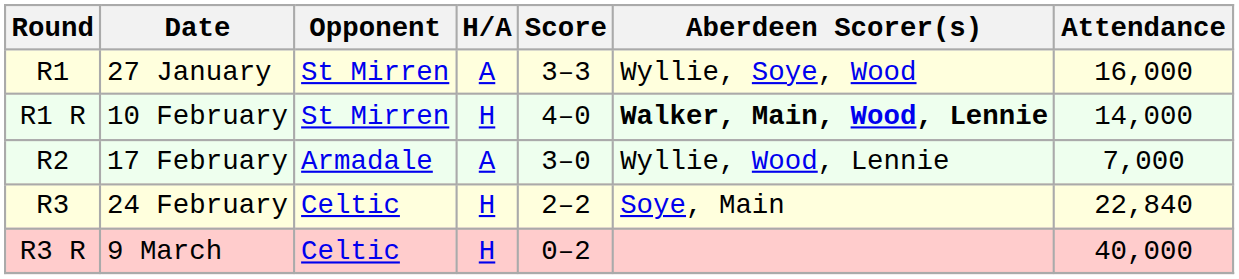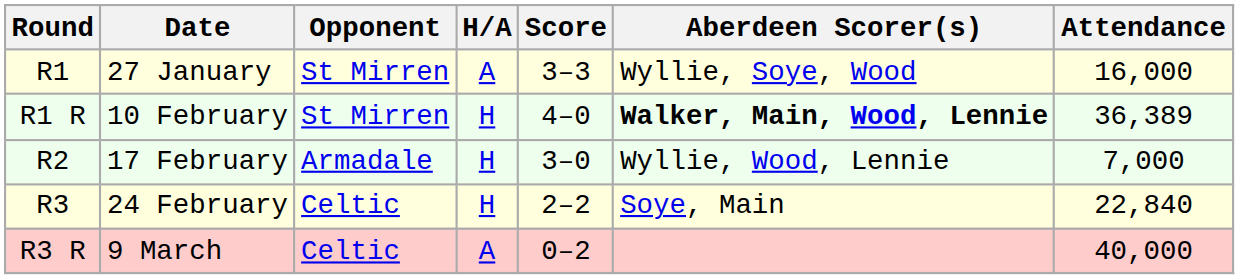(1144, 117) 14,000 -> (1144, 117) 36,389
(487, 162) A -> (487, 162) H
(487, 251) H -> (487, 251) A
